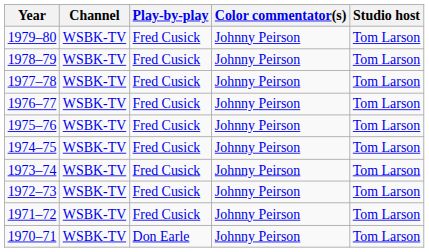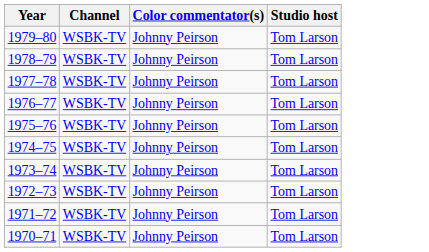- column: (171, 15)
